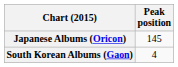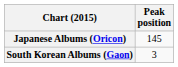(154, 54) 4 -> (154, 54) 3
